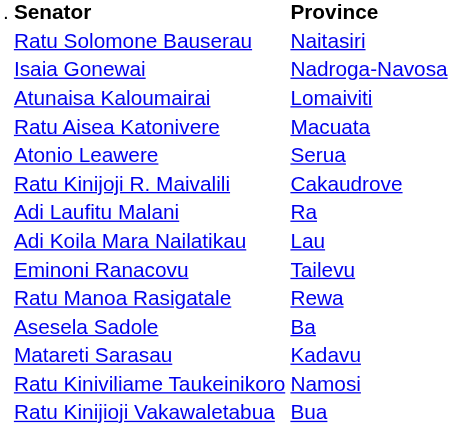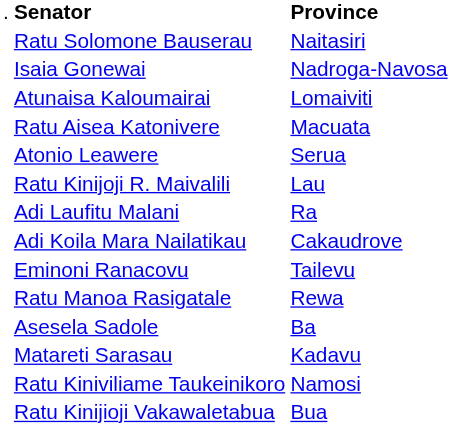(346, 184) Cakaudrove -> (308, 184) Lau
(308, 241) Lau -> (346, 241) Cakaudrove
